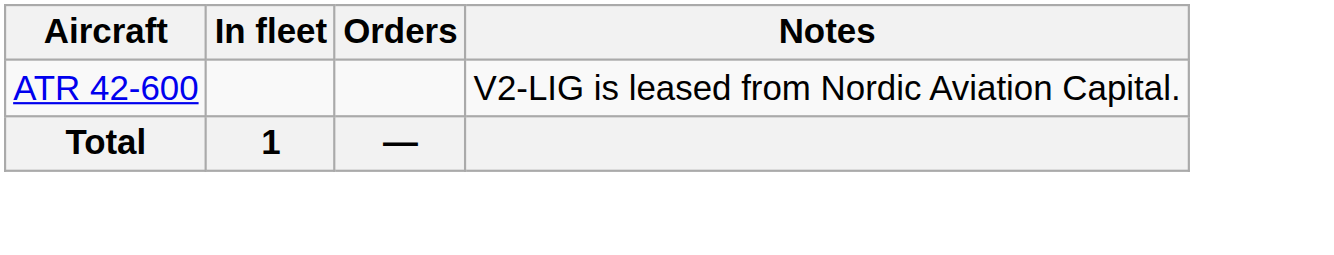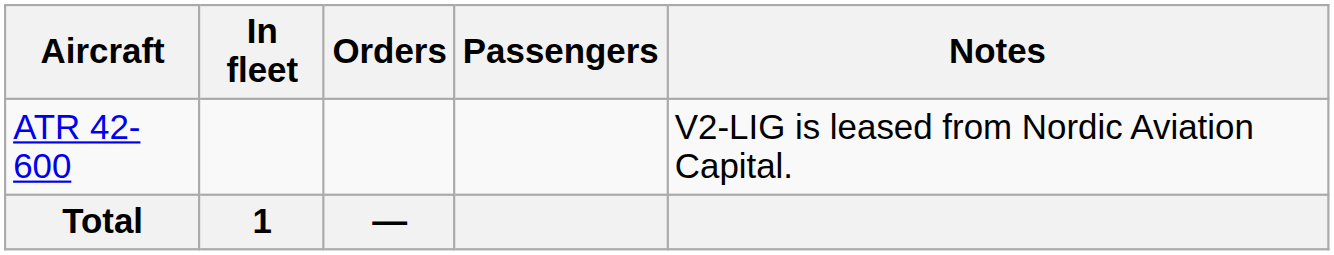+ column: (561, 51)
